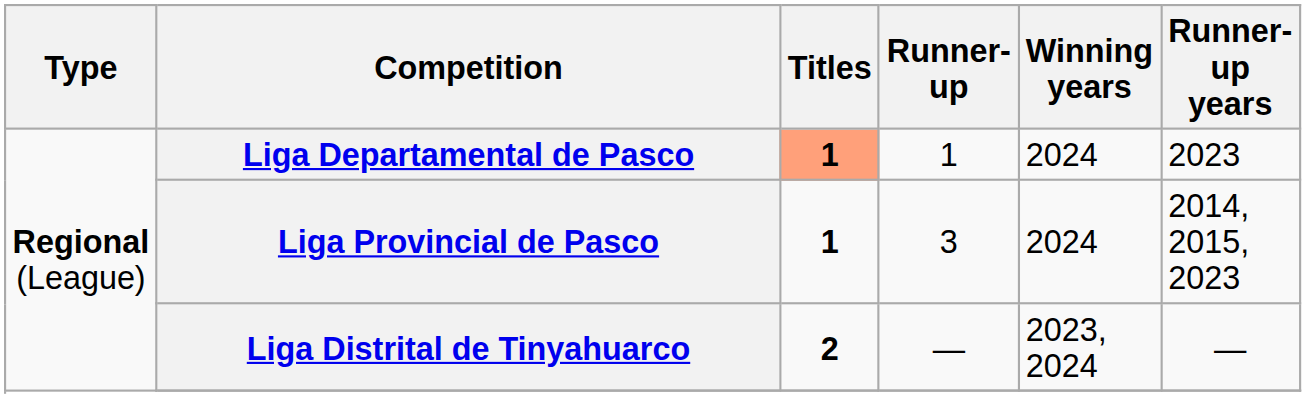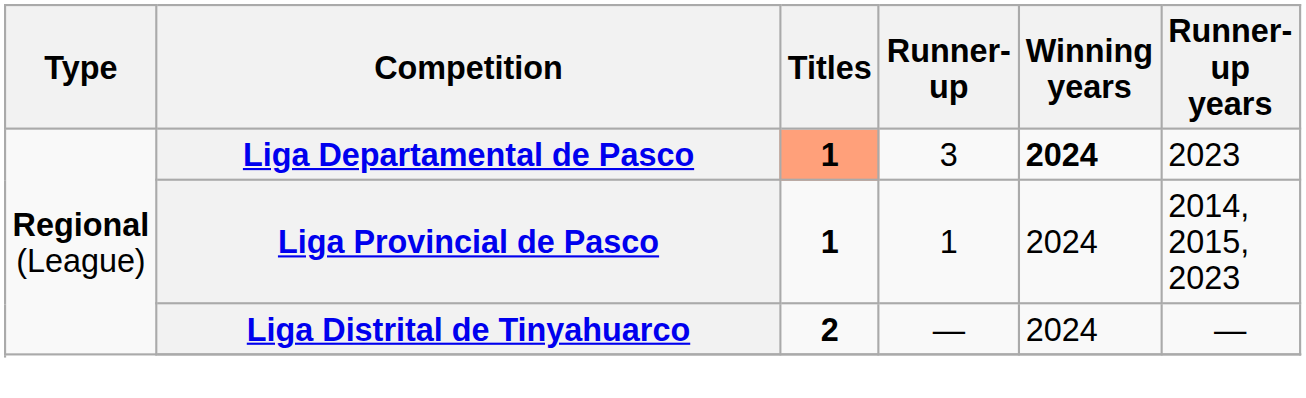(949, 155) 1 -> (949, 155) 3
(1062, 155) normal -> (1062, 155) bold
(949, 242) 3 -> (949, 242) 1
(1066, 348) 2023, 2024 -> (1062, 329) 2024
